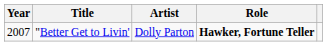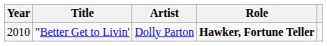(19, 31) 2007 -> (19, 31) 2010
